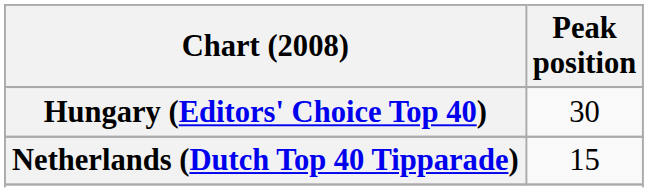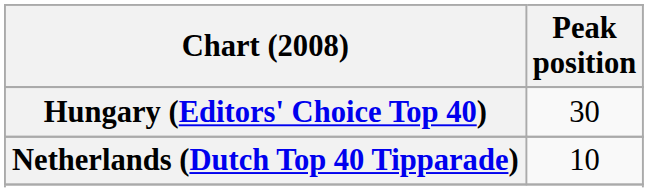(585, 160) 15 -> (585, 160) 10
